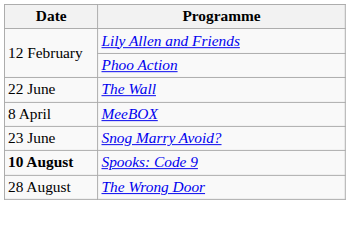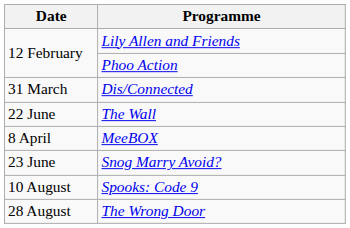+ row: (147, 89)
(41, 162) bold -> (39, 187) normal
